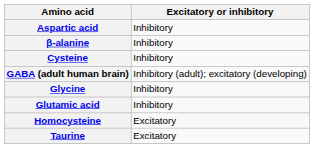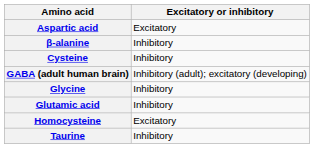(153, 27) Inhibitory -> (155, 27) Excitatory
(155, 136) Excitatory -> (153, 136) Inhibitory
